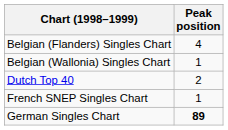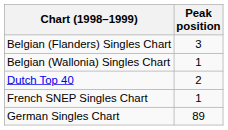(198, 44) 4 -> (198, 44) 3
(198, 116) bold -> (198, 116) normal
